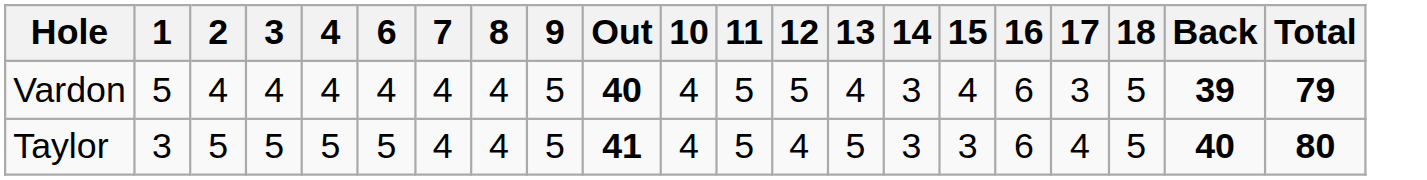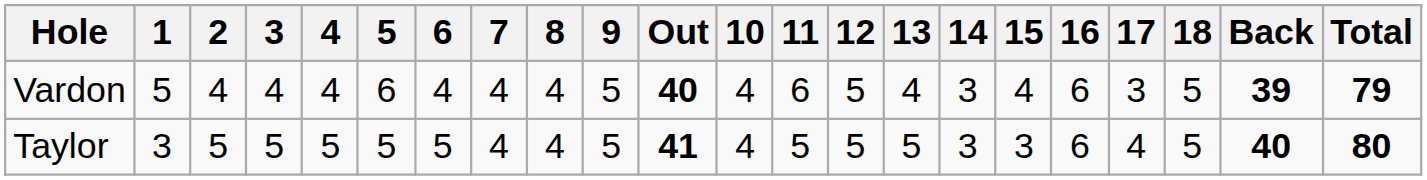+ column: (387, 32)
(744, 89) 5 -> (800, 89) 6
(799, 145) 4 -> (855, 145) 5
